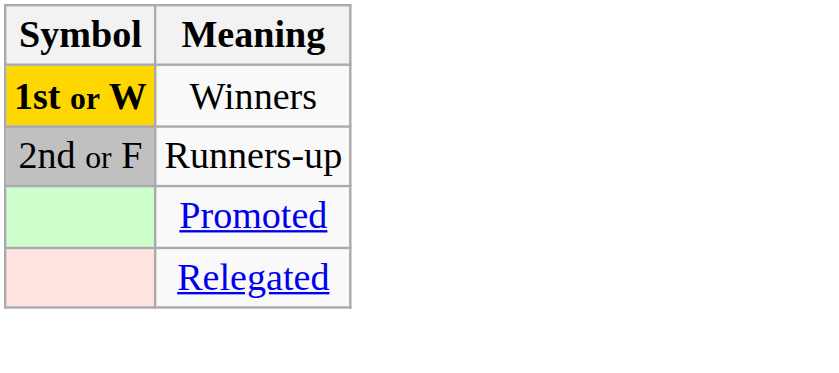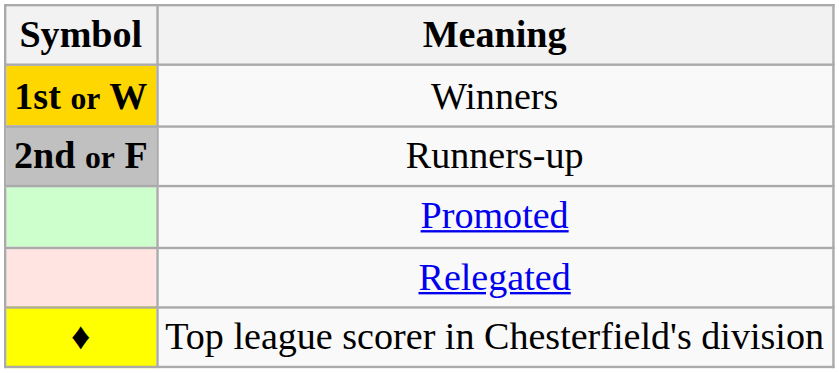(80, 155) normal -> (81, 155) bold
+ row: (495, 336)
